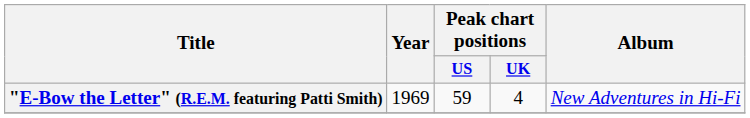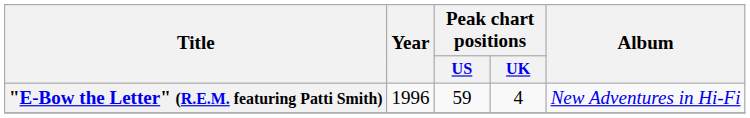(410, 97) 1969 -> (410, 97) 1996
